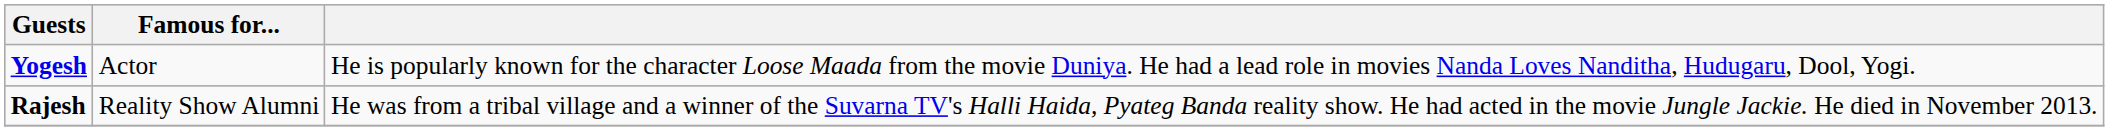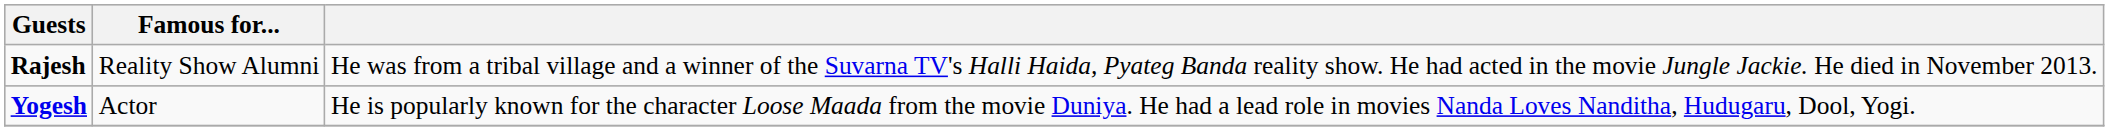rows swapped: (49, 65) <-> (48, 105)
